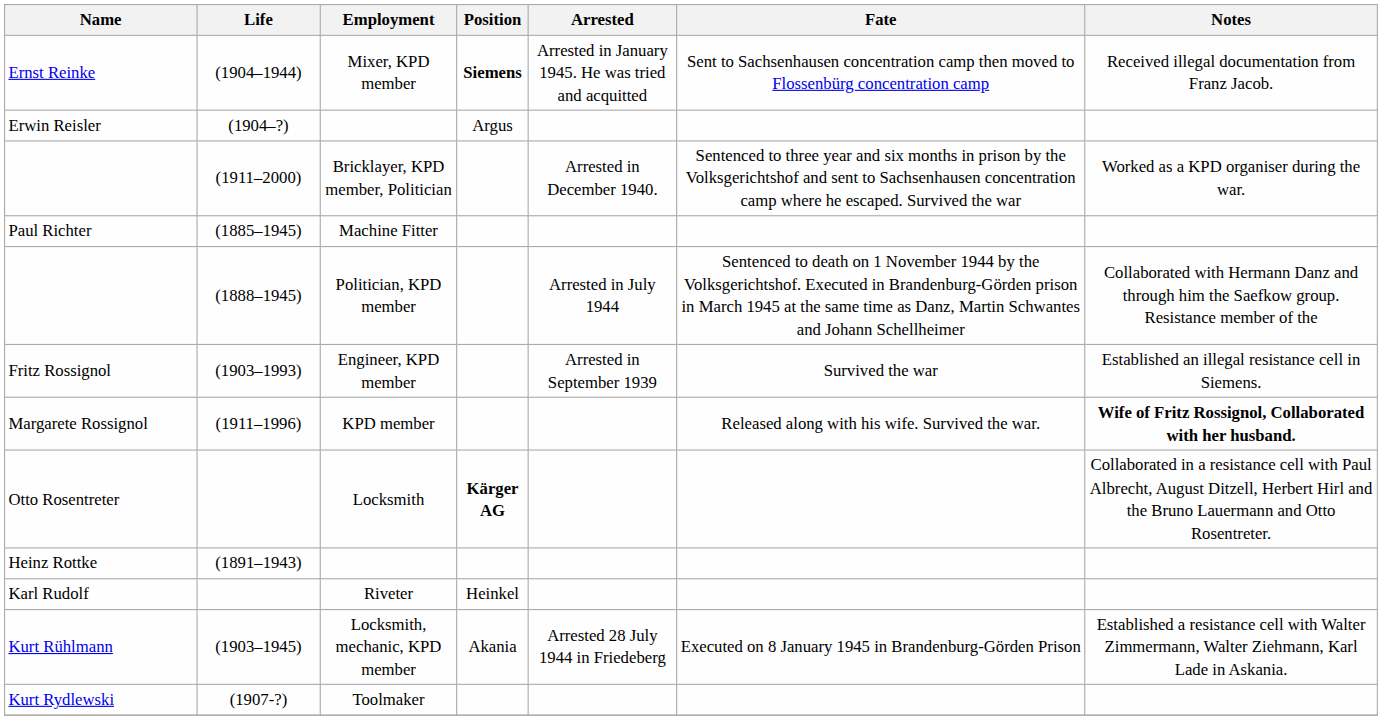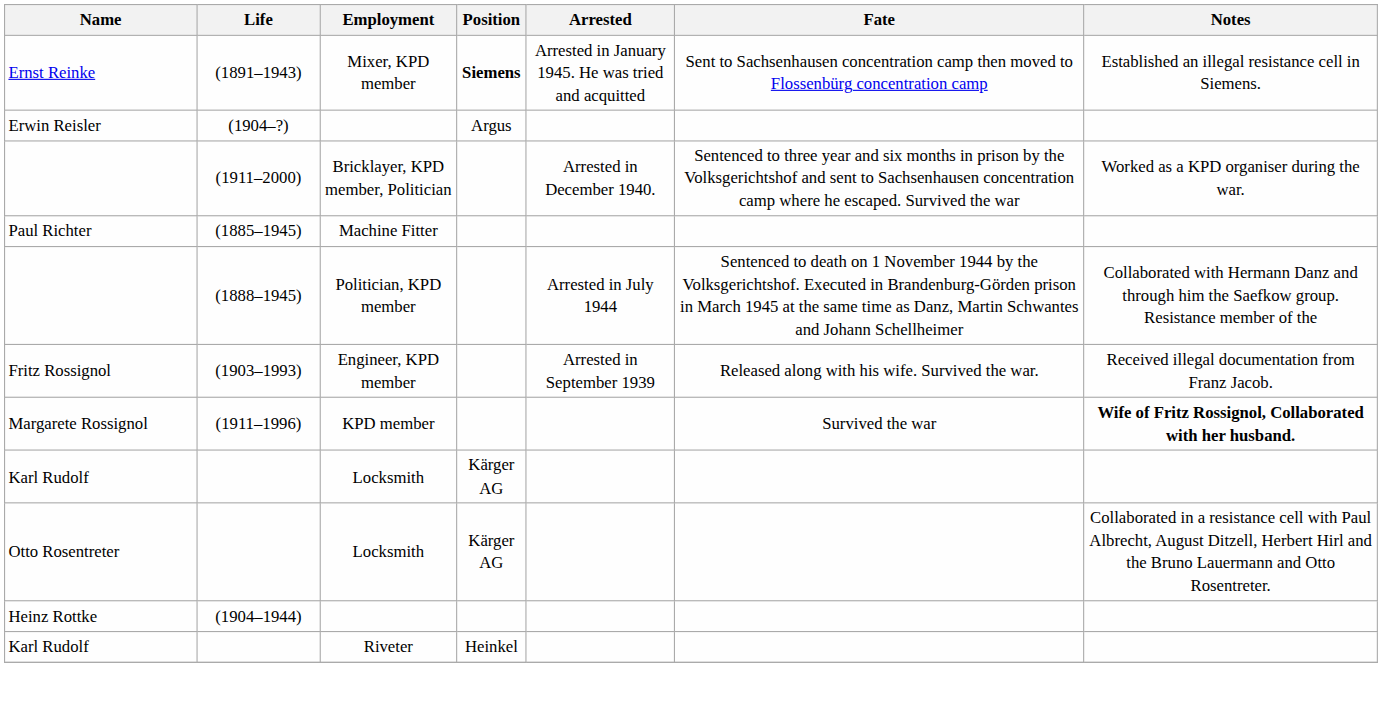(258, 72) (1904–1944) -> (258, 72) (1891–1943)
(1231, 72) Received illegal documentation from Franz Jacob. -> (1231, 72) Established an illegal resistance cell in Siemens.
(881, 370) Survived the war -> (879, 370) Released along with his wife. Survived the war.
(1231, 370) Established an illegal resistance cell in Siemens. -> (1231, 370) Received illegal documentation from Franz Jacob.
(881, 423) Released along with his wife. Survived the war. -> (879, 423) Survived the war
+ row: (49, 476)
(493, 499) bold -> (491, 552) normal
(258, 563) (1891–1943) -> (258, 616) (1904–1944)
- row: (61, 646)
- row: (61, 699)
